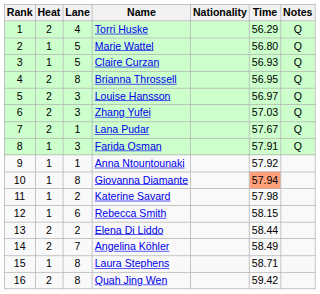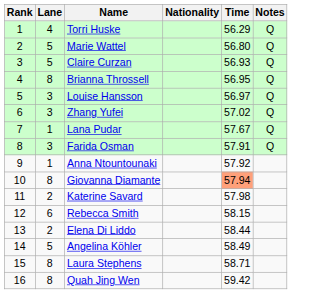- column: (49, 12)
(265, 113) 57.03 -> (237, 113) 57.02
(78, 247) 7 -> (50, 247) 5
